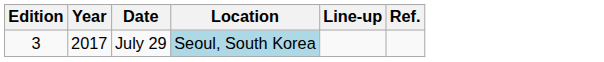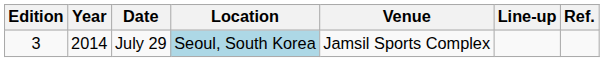+ column: (407, 17)
(89, 43) 2017 -> (89, 43) 2014
